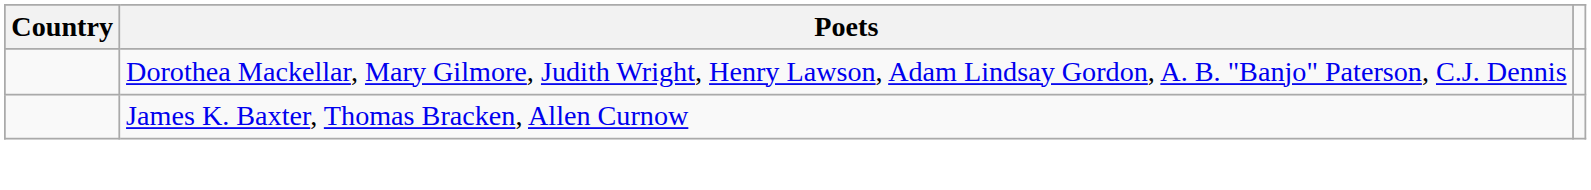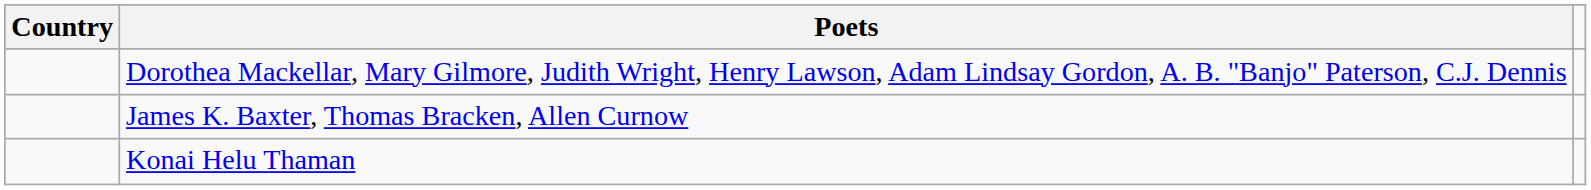+ row: (241, 160)
